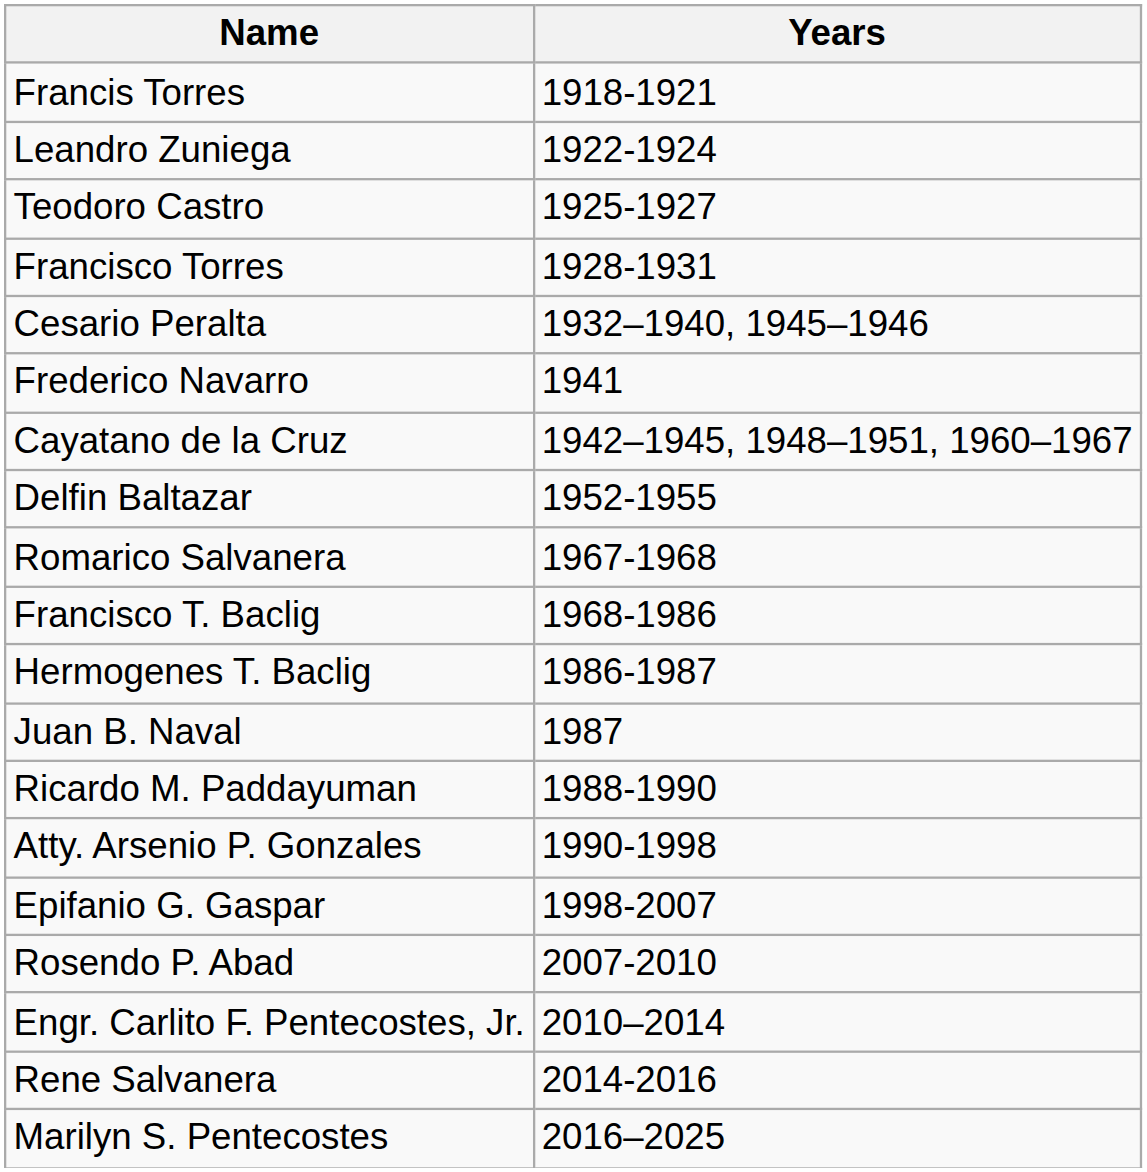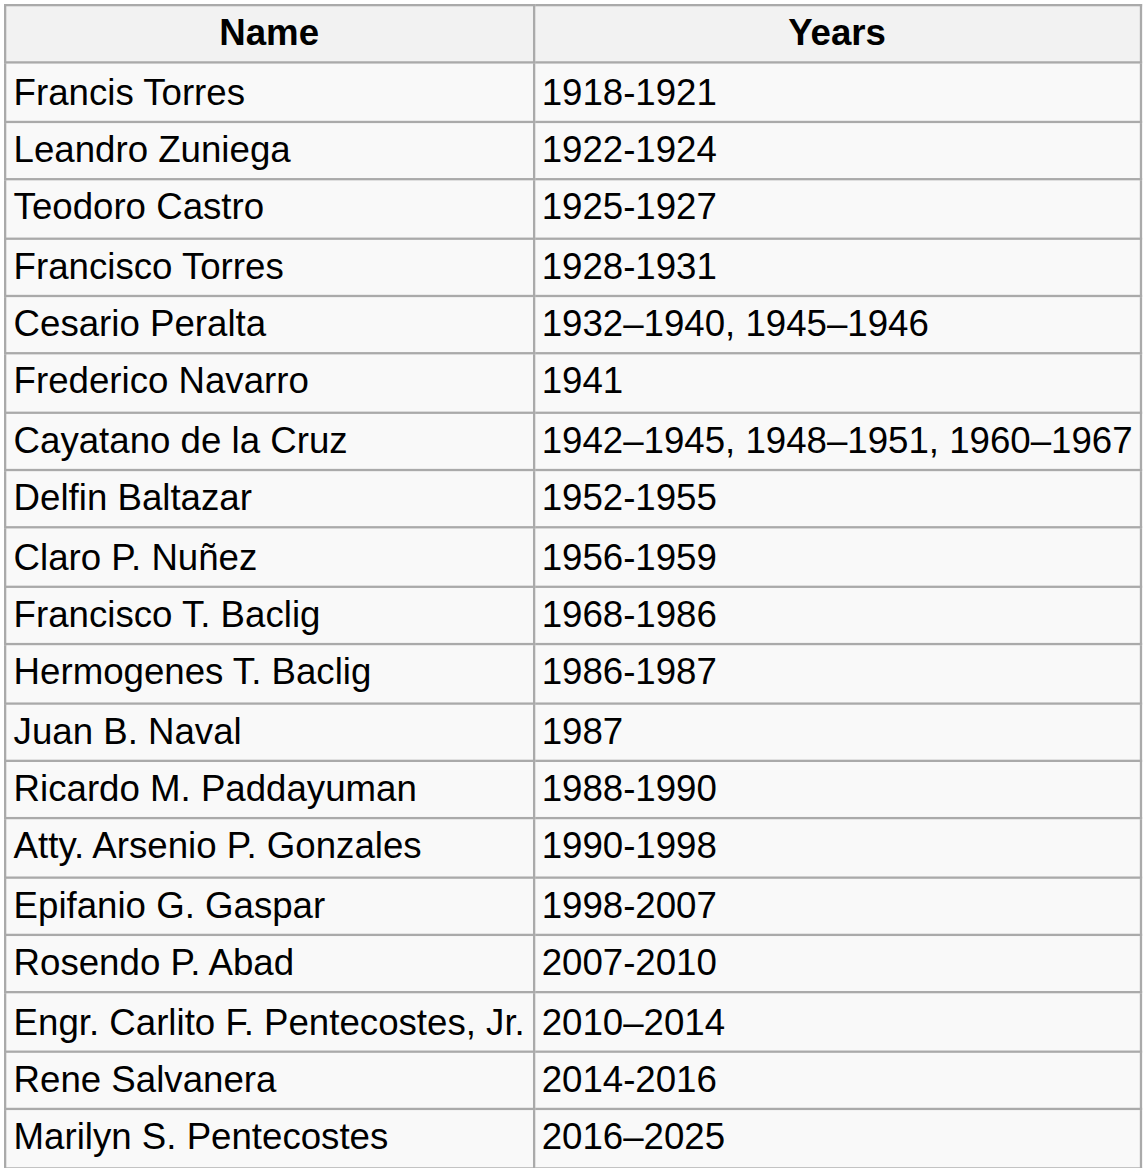+ row: (135, 556)
- row: (180, 556)
